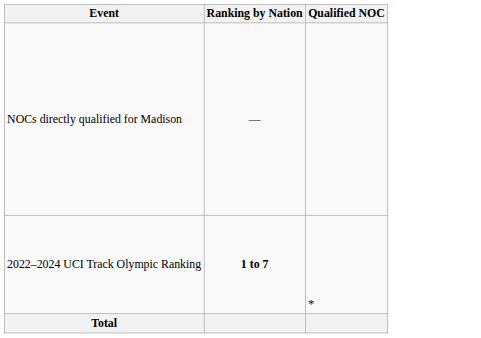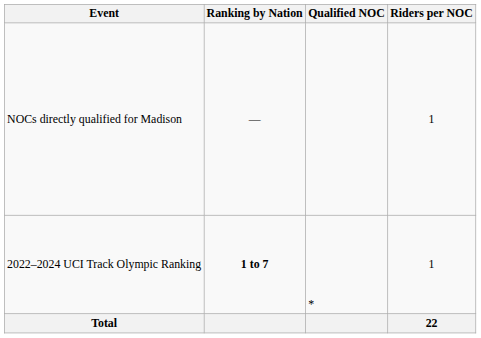+ column: (432, 13)
